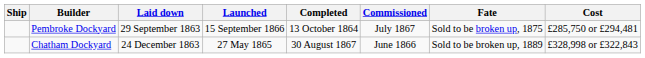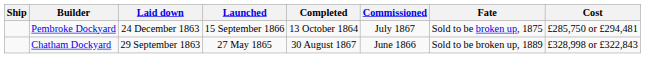(160, 28) 29 September 1863 -> (160, 28) 24 December 1863
(160, 45) 24 December 1863 -> (160, 45) 29 September 1863
